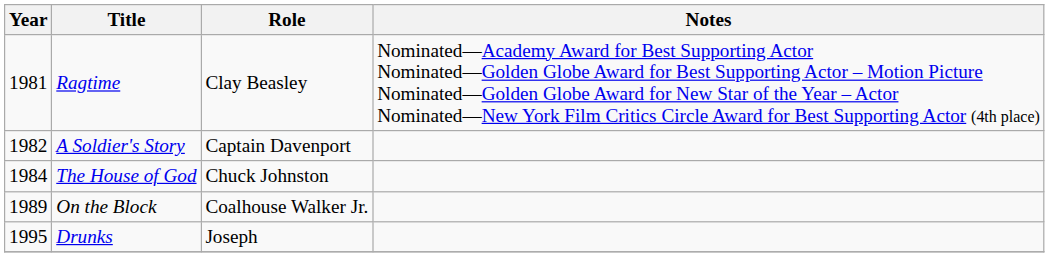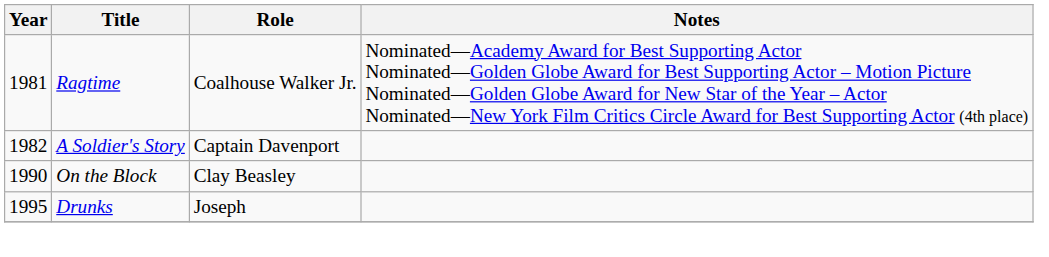(256, 82) Clay Beasley -> (275, 82) Coalhouse Walker Jr.
- row: (126, 175)
(28, 206) 1989 -> (28, 175) 1990
(287, 206) Coalhouse Walker Jr. -> (245, 175) Clay Beasley
